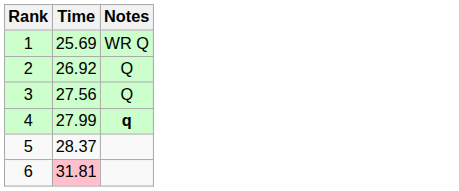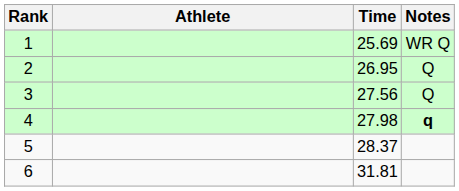+ column: (203, 17)
(76, 69) 26.92 -> (377, 69) 26.95
(76, 120) 27.99 -> (377, 120) 27.98
(76, 172) pink background -> (377, 172) no background
